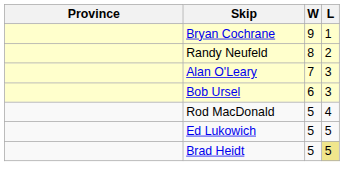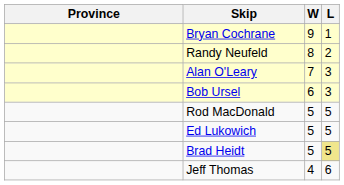(328, 111) 4 -> (328, 111) 5
+ row: (220, 170)
